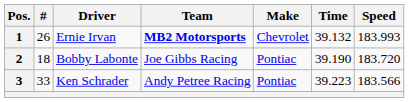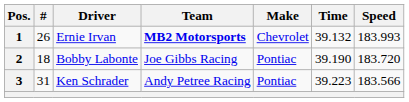(43, 81) 33 -> (43, 81) 31
